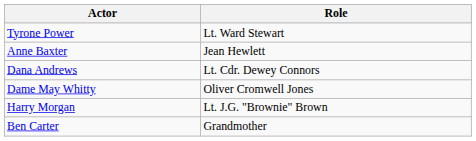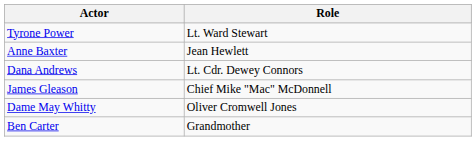+ row: (42, 88)
- row: (41, 107)
